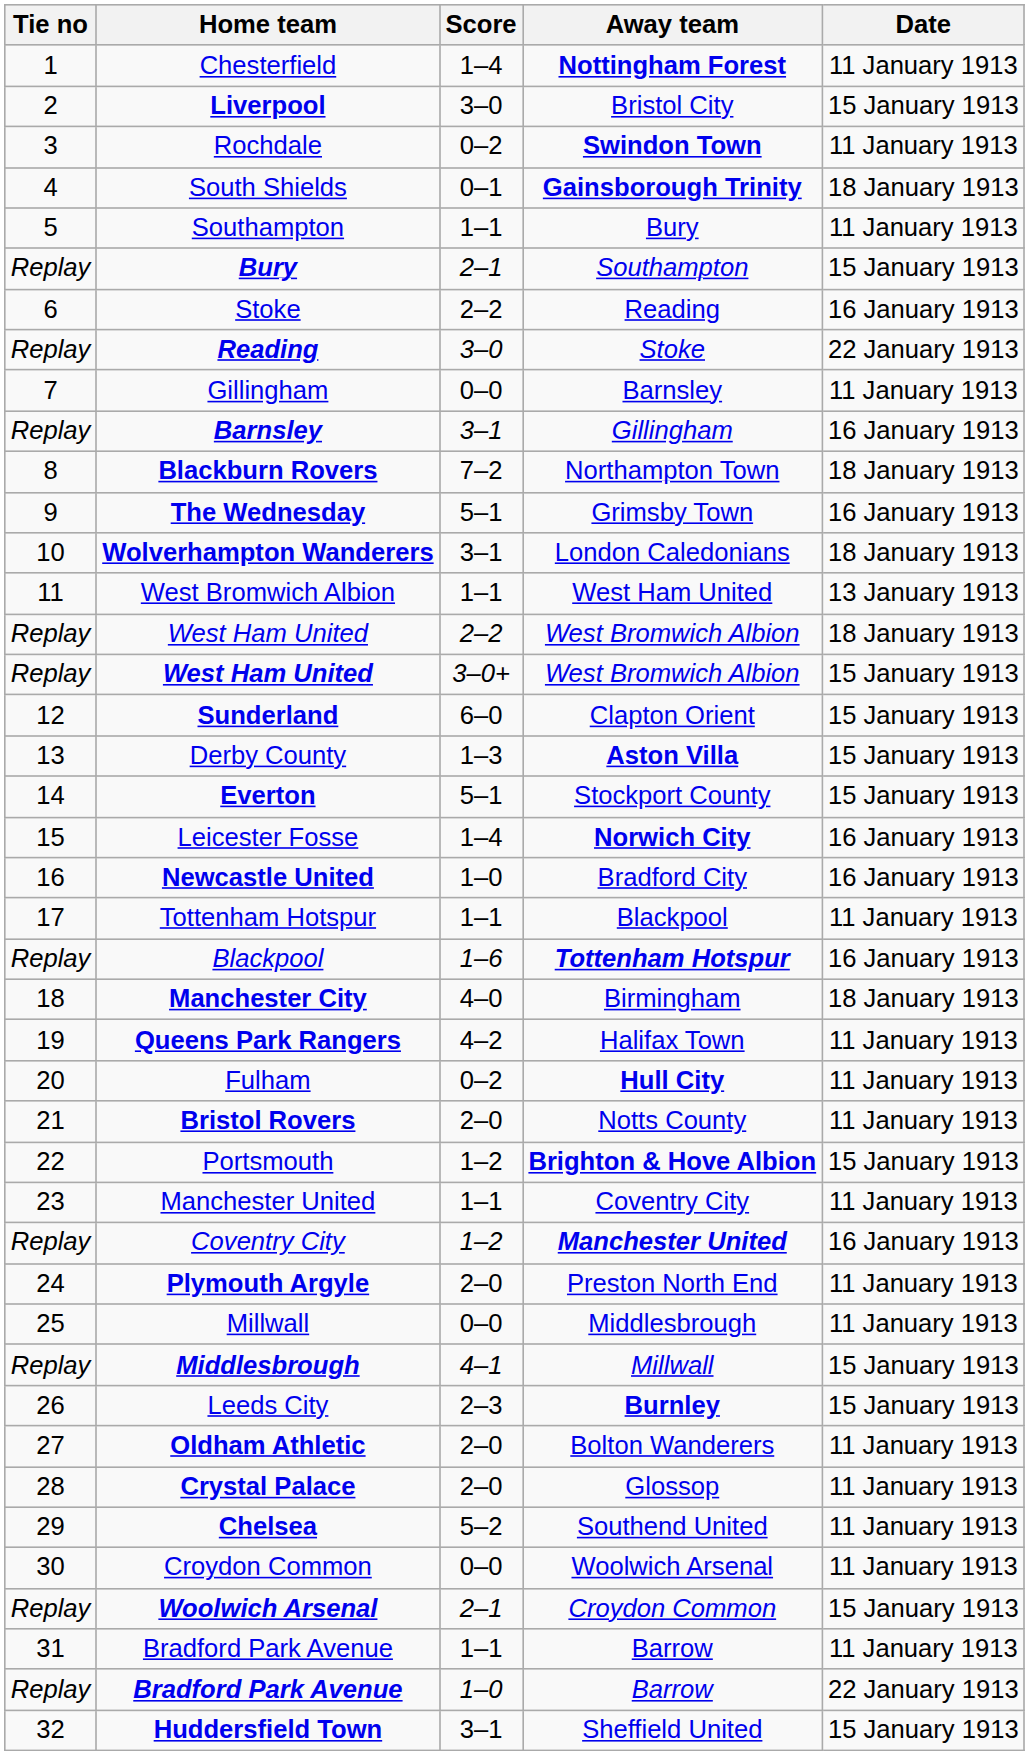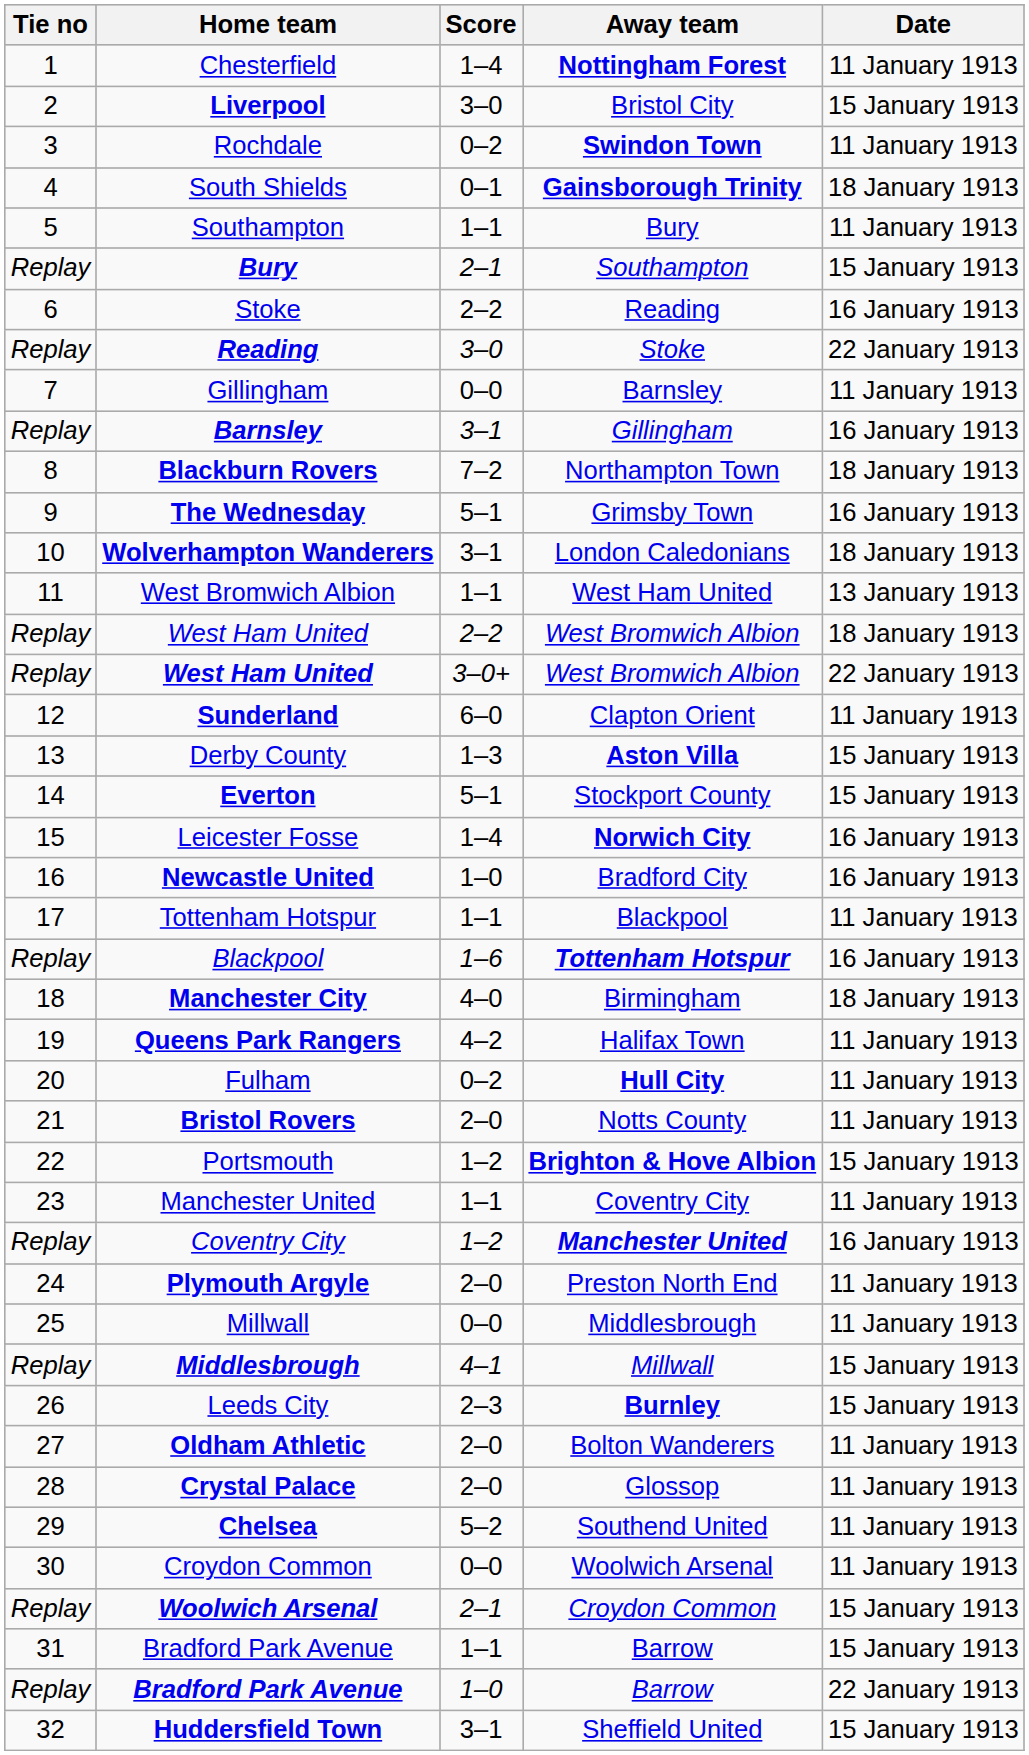(923, 674) 15 January 1913 -> (923, 674) 22 January 1913
(923, 715) 15 January 1913 -> (923, 715) 11 January 1913
(923, 1648) 11 January 1913 -> (923, 1648) 15 January 1913
